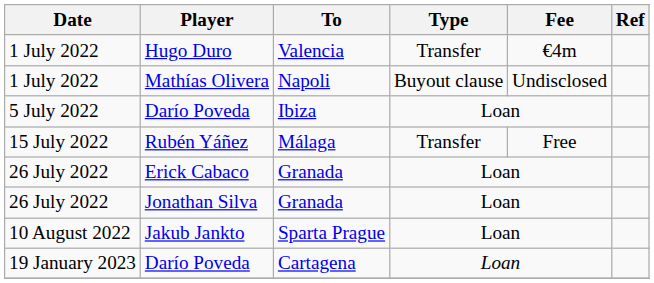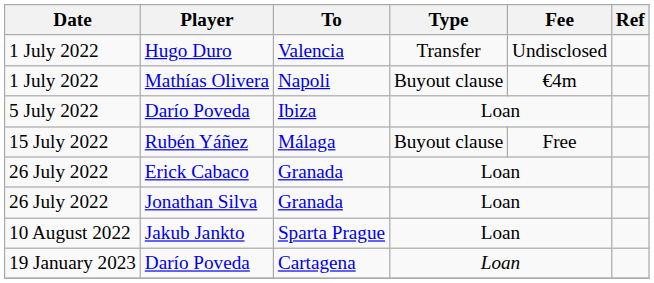(560, 50) €4m -> (560, 50) Undisclosed
(560, 80) Undisclosed -> (560, 80) €4m
(449, 141) Transfer -> (449, 141) Buyout clause
